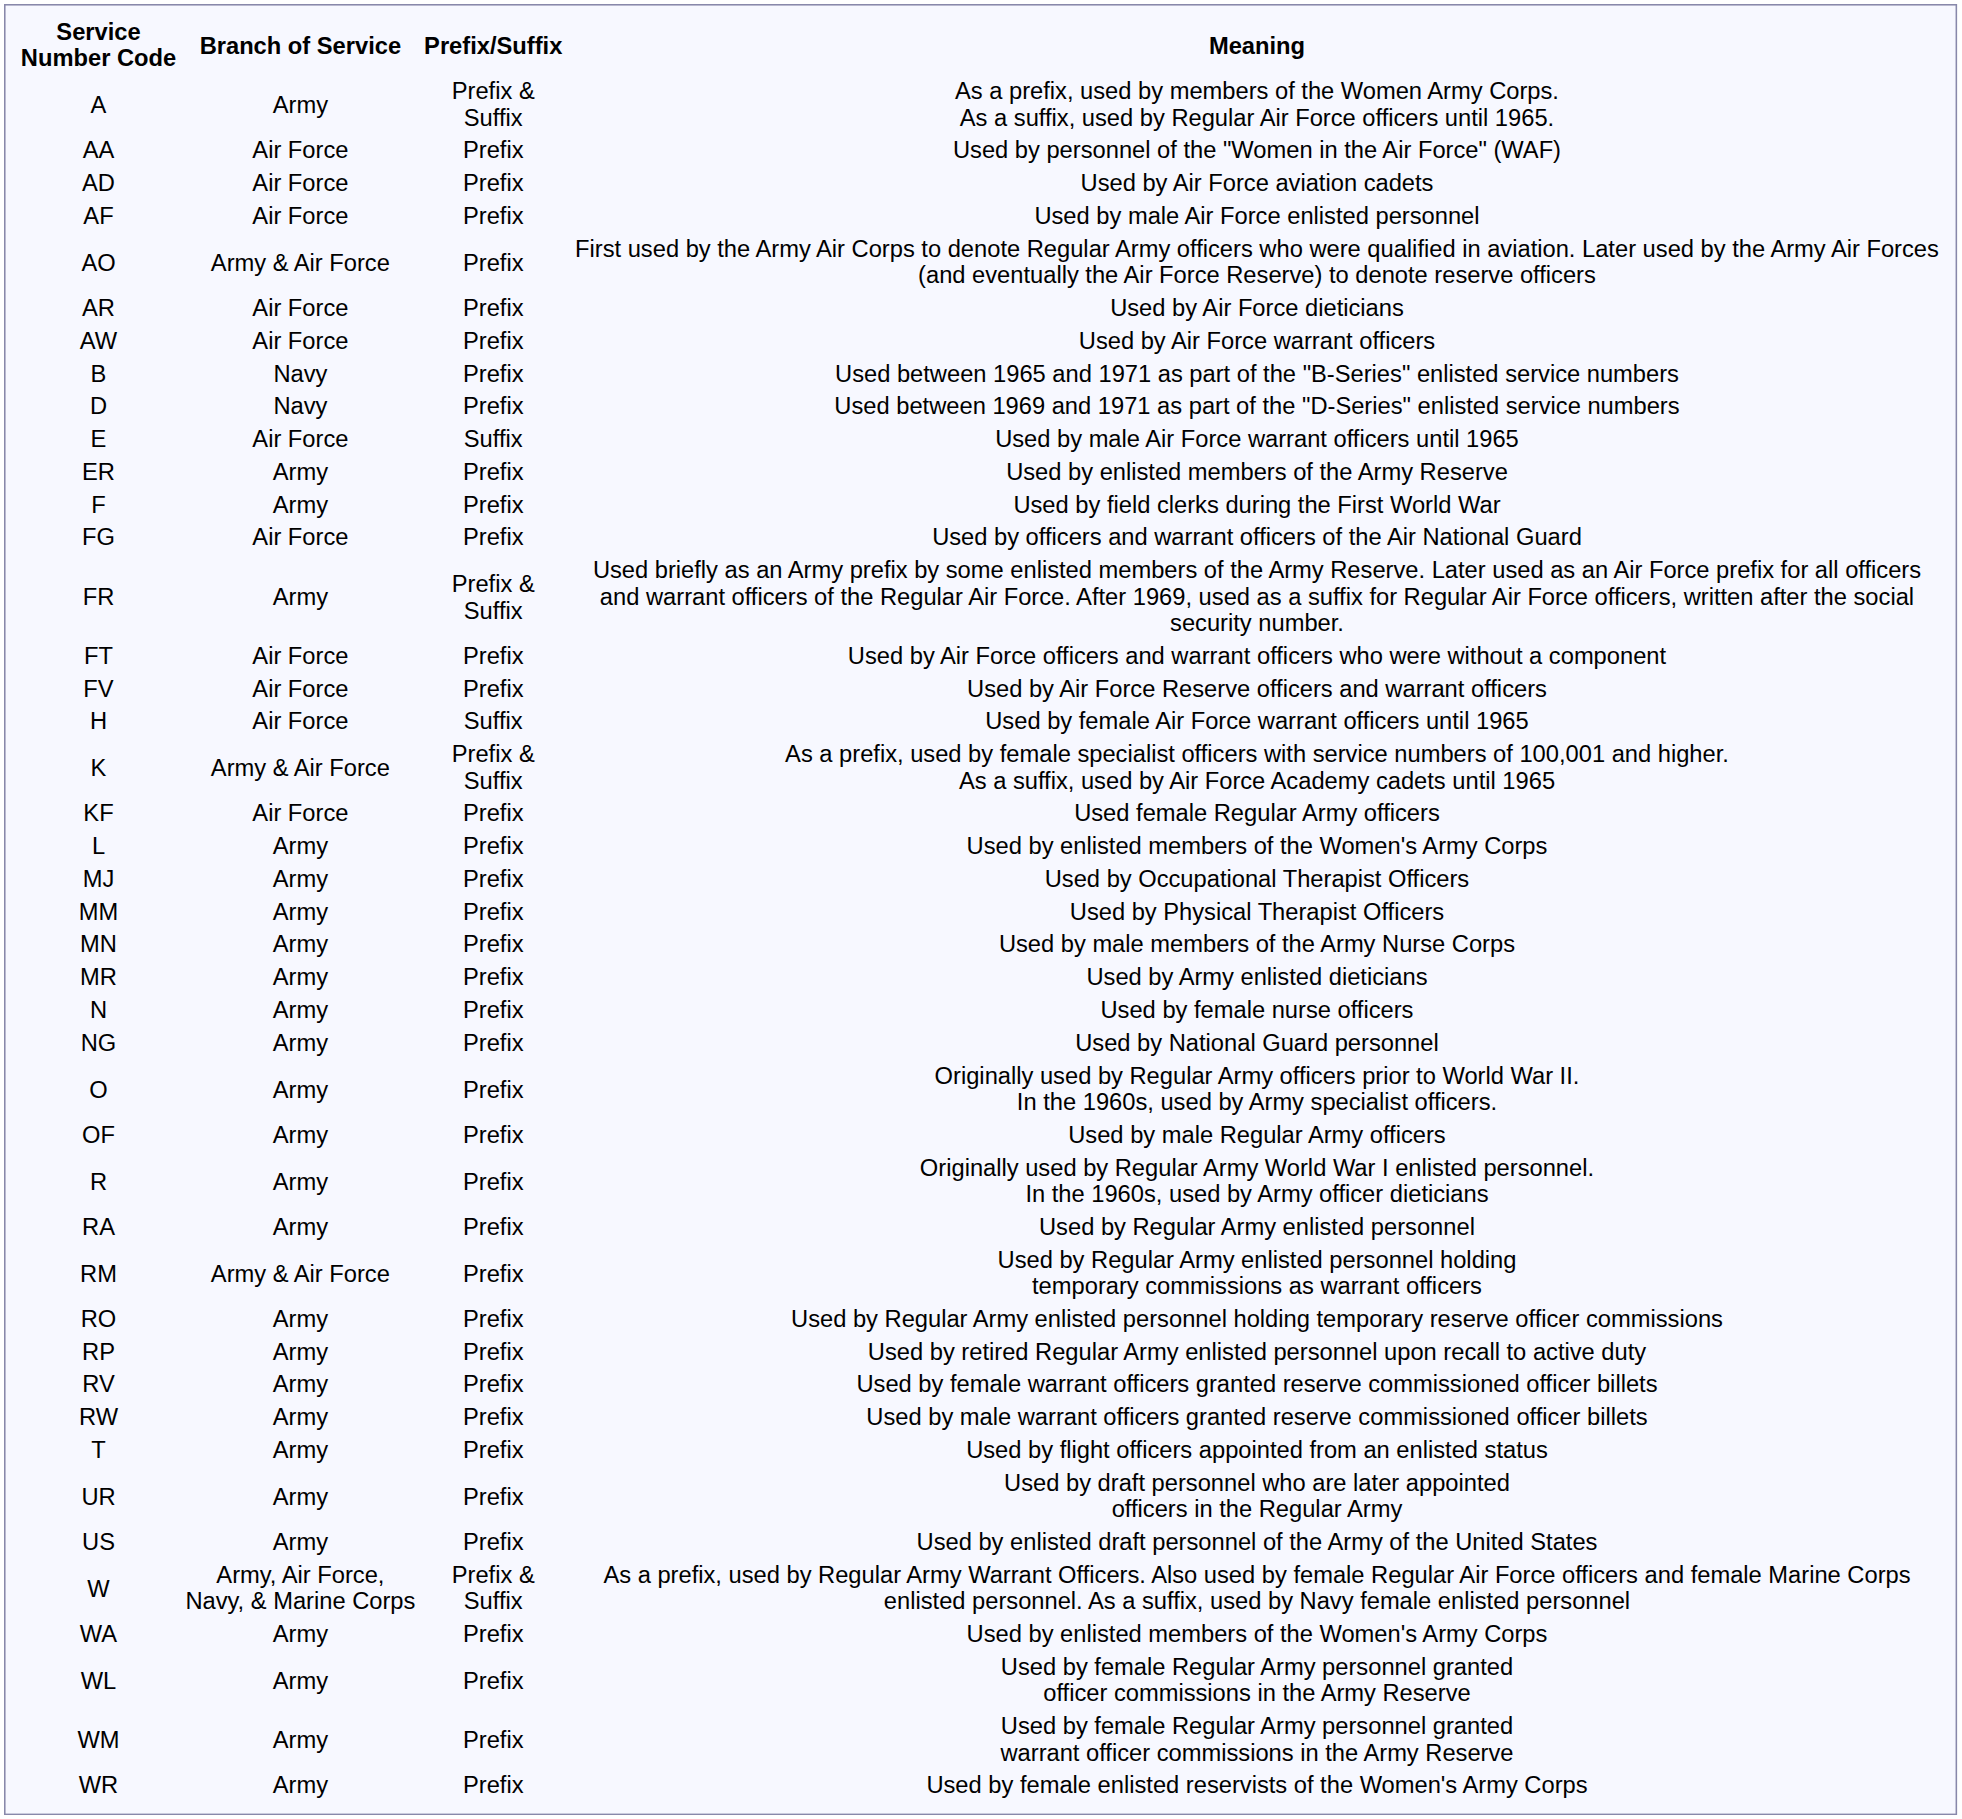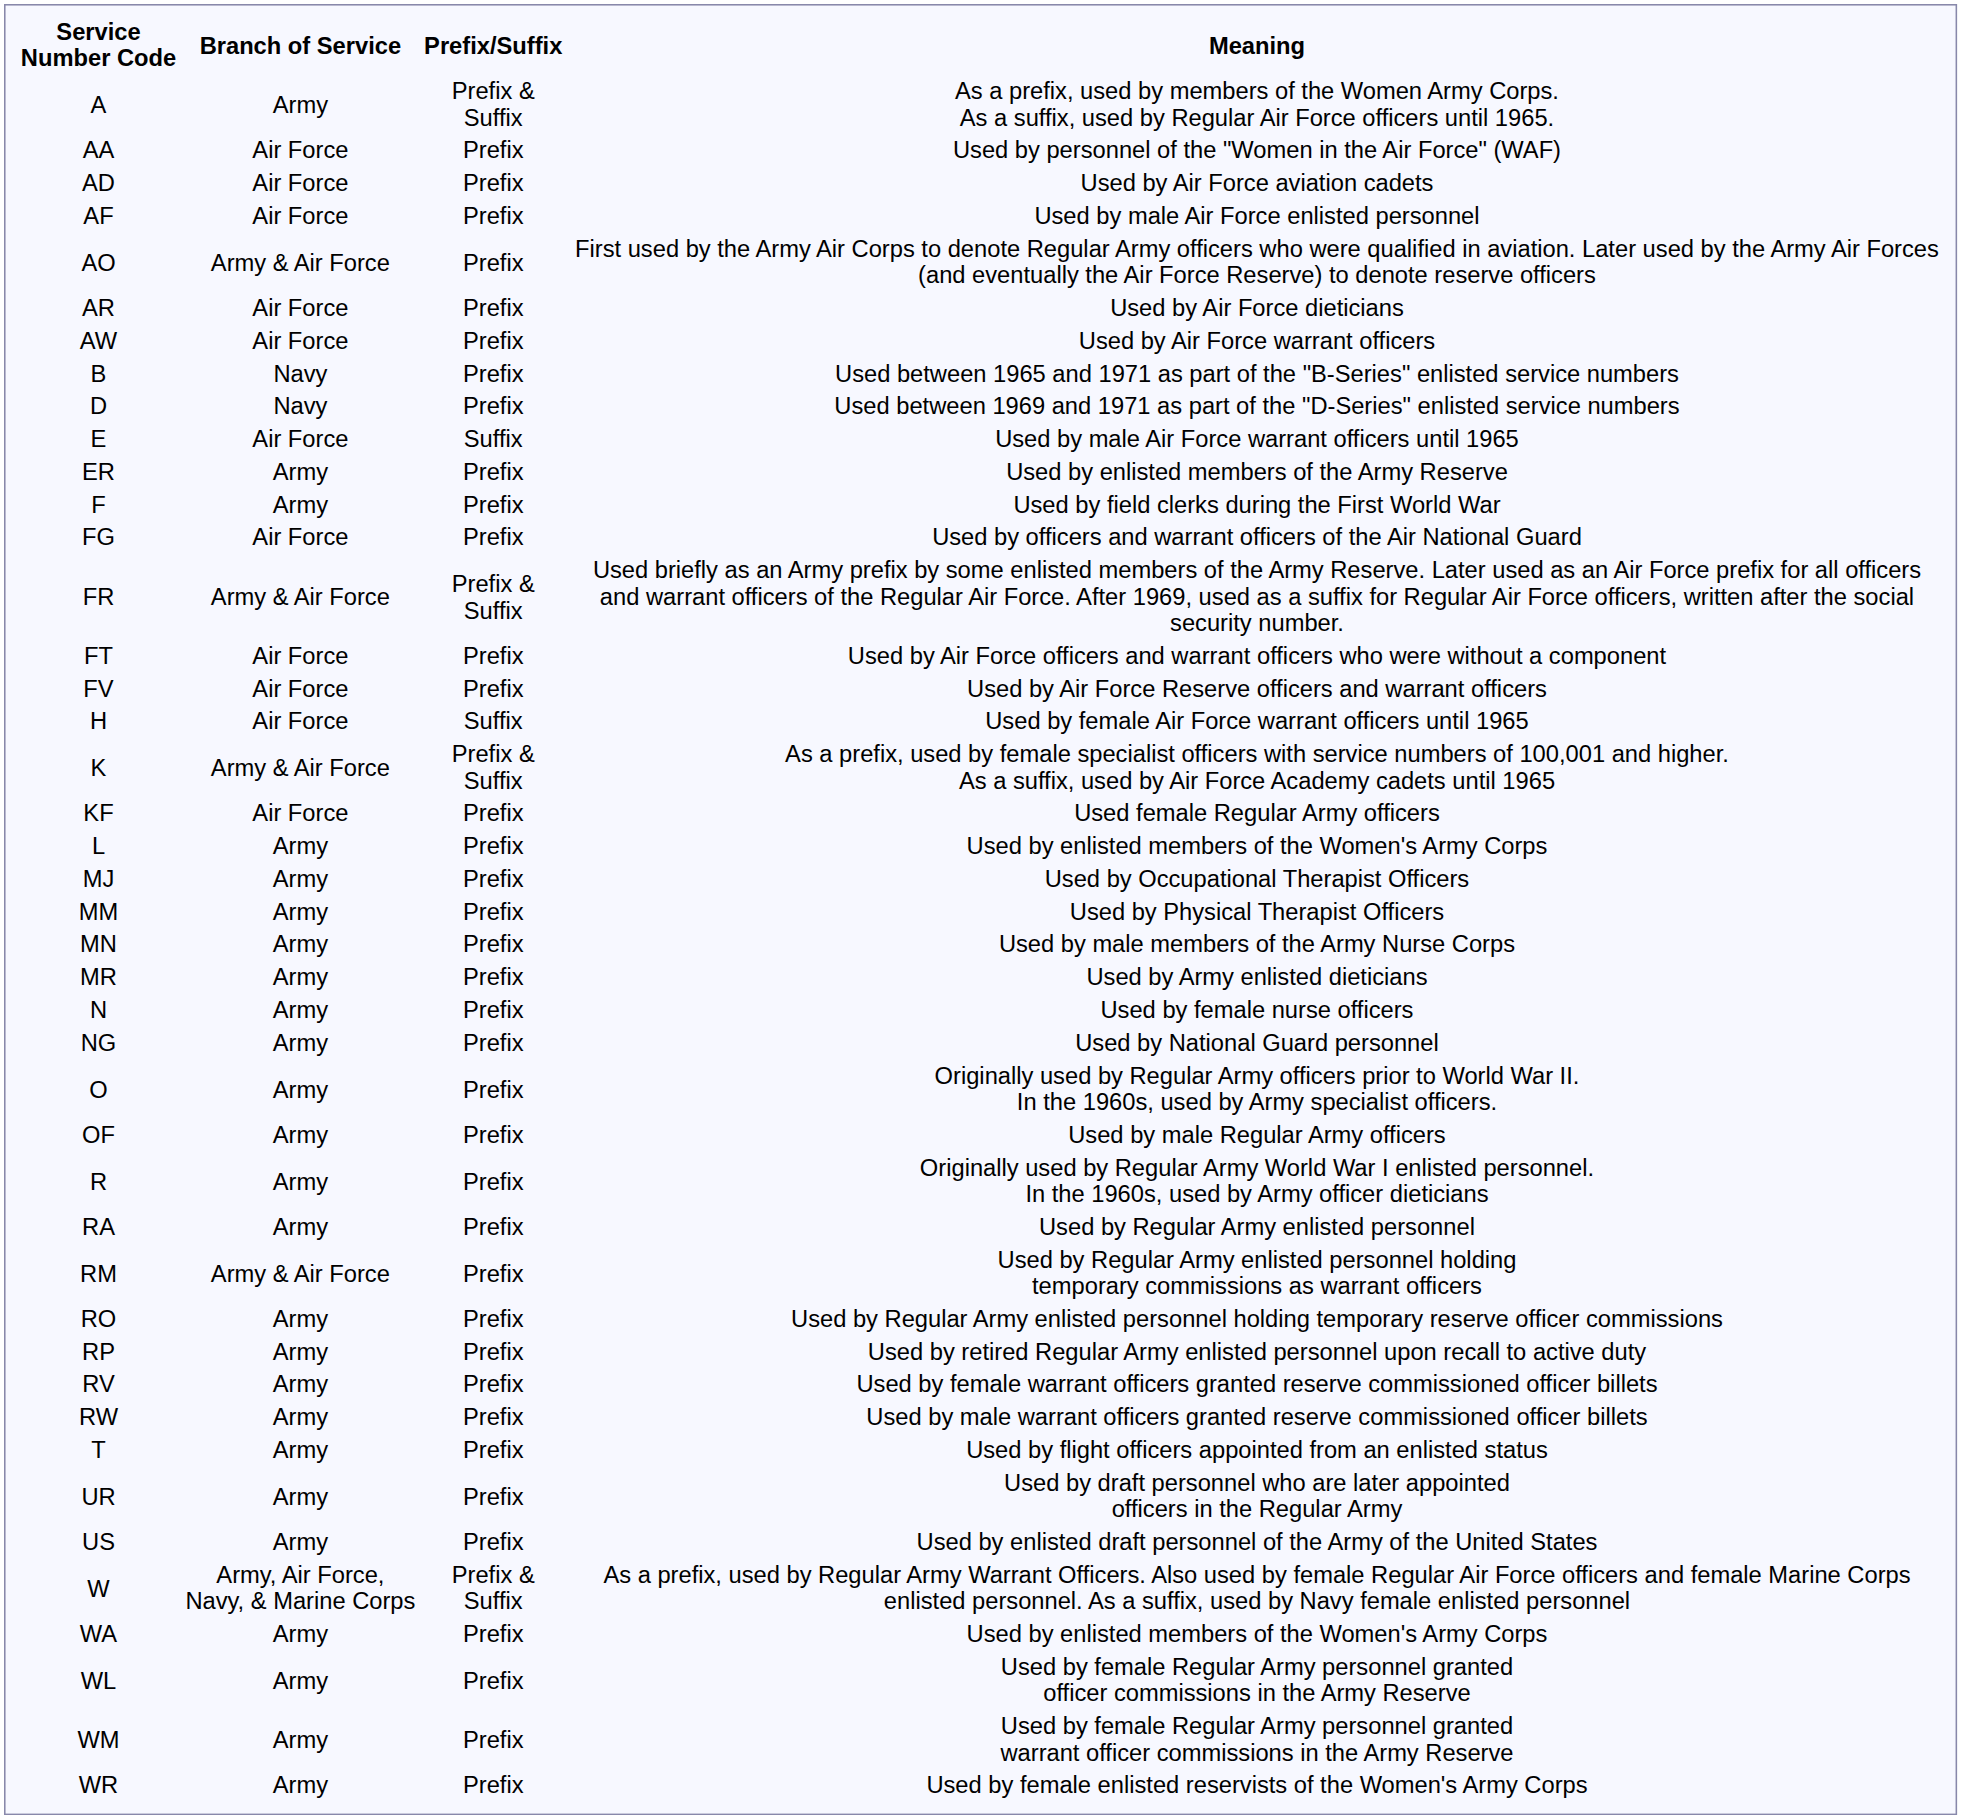(300, 596) Army -> (300, 596) Army & Air Force
